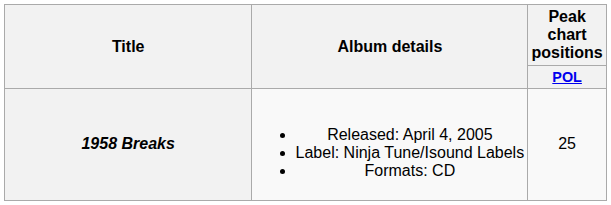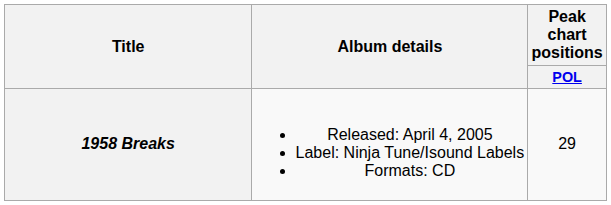(567, 144) 25 -> (567, 144) 29
